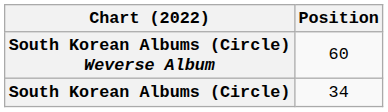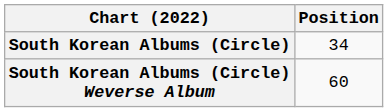rows swapped: (150, 92) <-> (150, 55)
